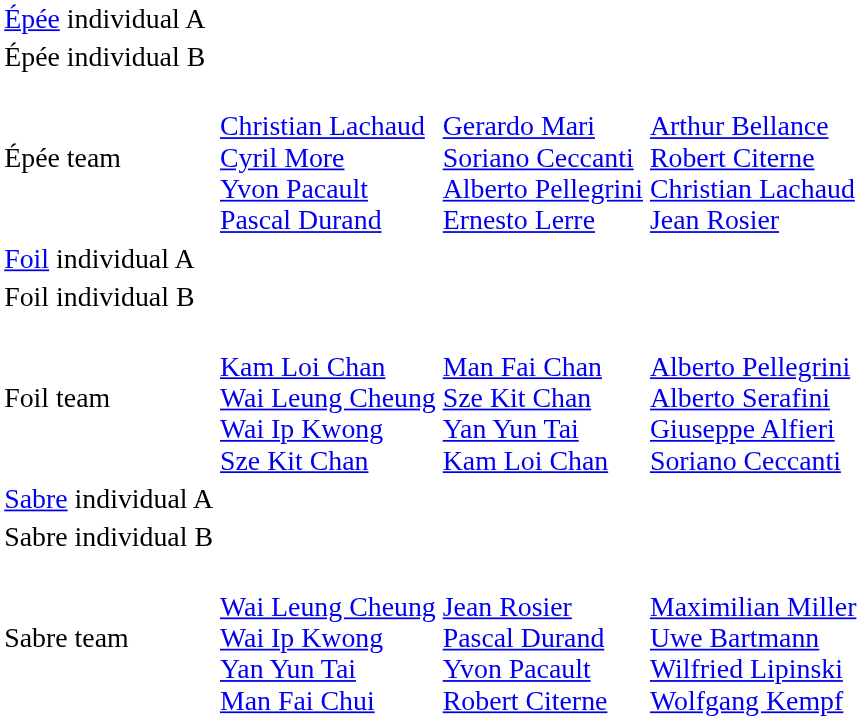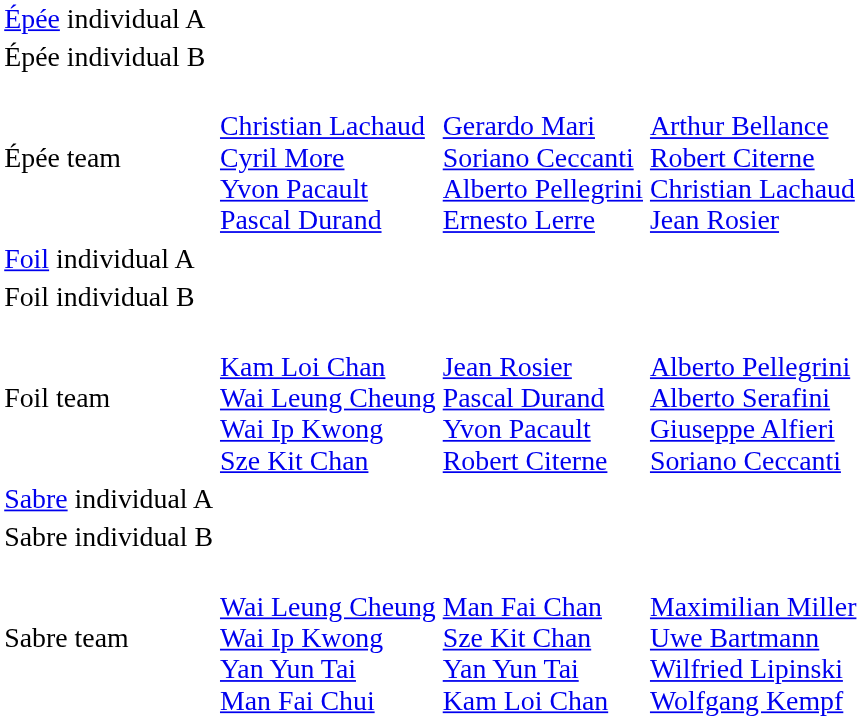(525, 413) Man Fai Chan Sze Kit Chan Yan Yun Tai Kam Loi Chan -> (525, 413) Jean Rosier Pascal Durand Yvon Pacault Robert Citerne
(525, 653) Jean Rosier Pascal Durand Yvon Pacault Robert Citerne -> (525, 653) Man Fai Chan Sze Kit Chan Yan Yun Tai Kam Loi Chan
